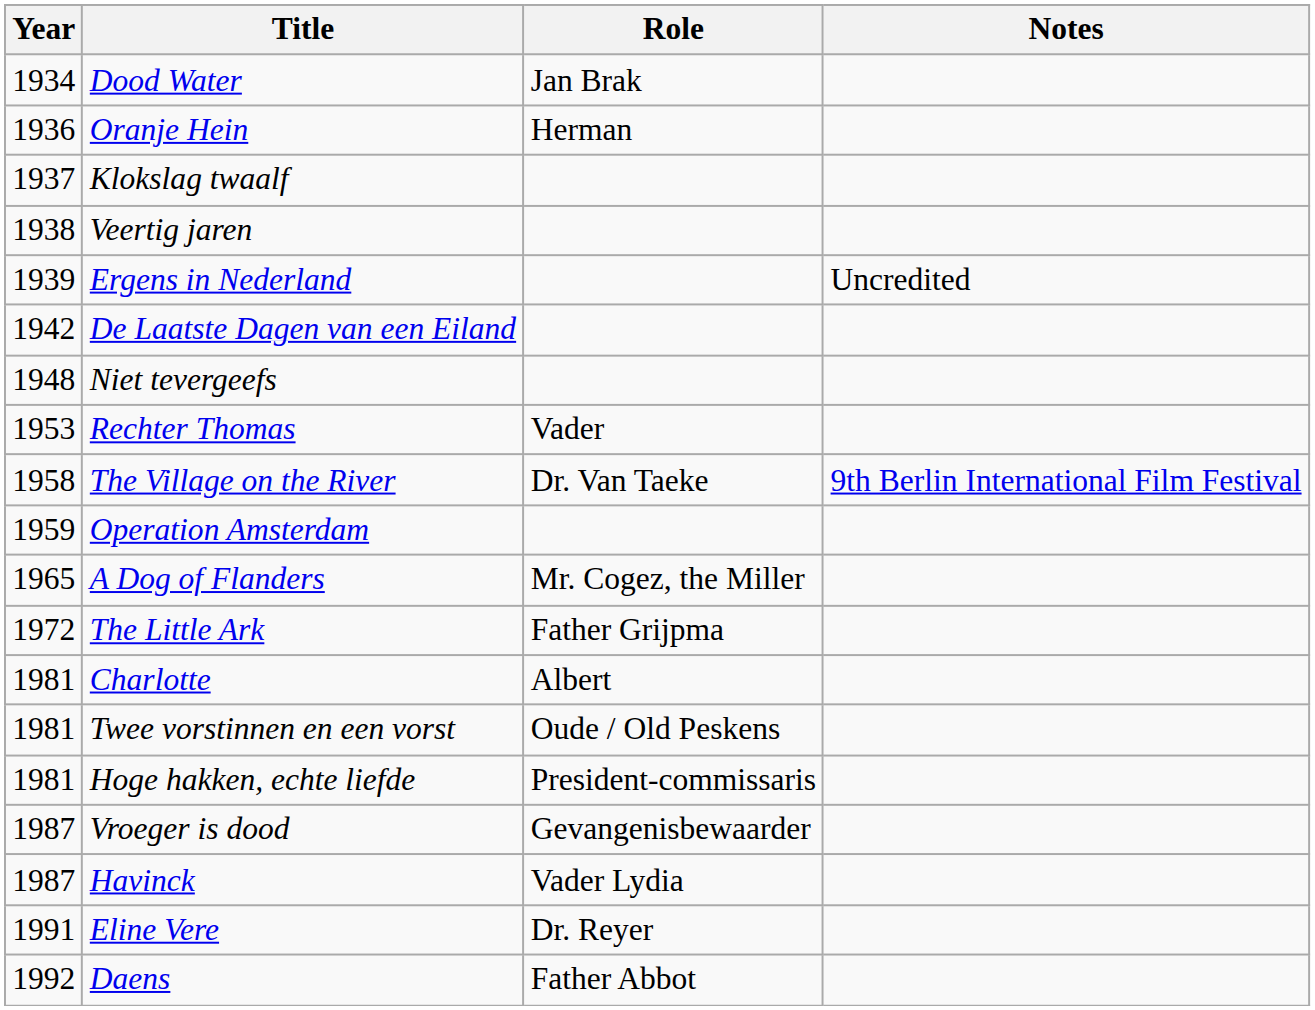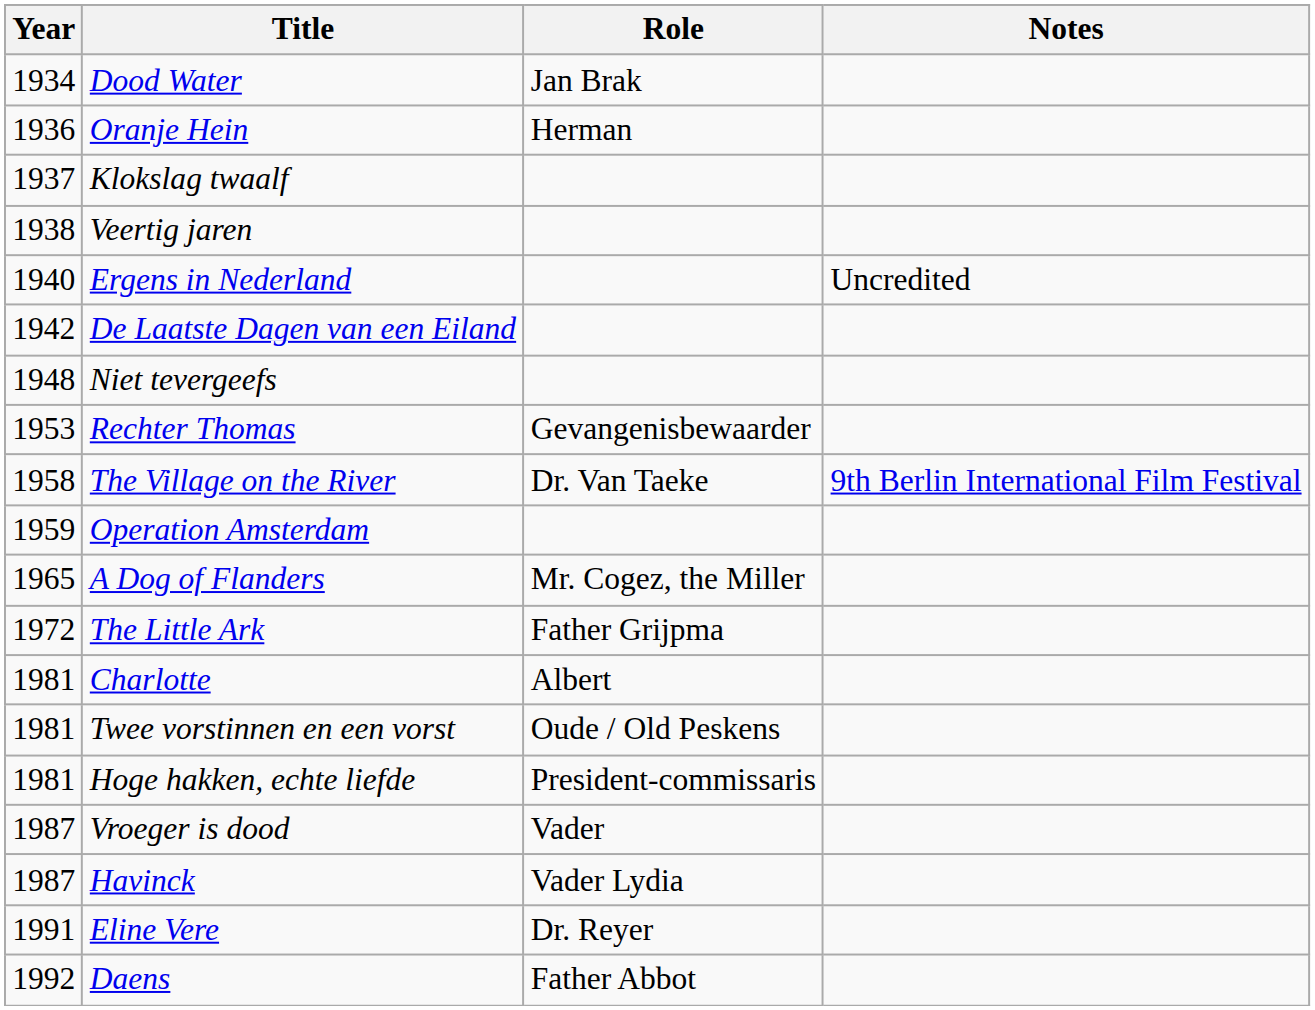(44, 279) 1939 -> (44, 279) 1940
(567, 429) Vader -> (671, 429) Gevangenisbewaarder
(671, 829) Gevangenisbewaarder -> (567, 829) Vader
